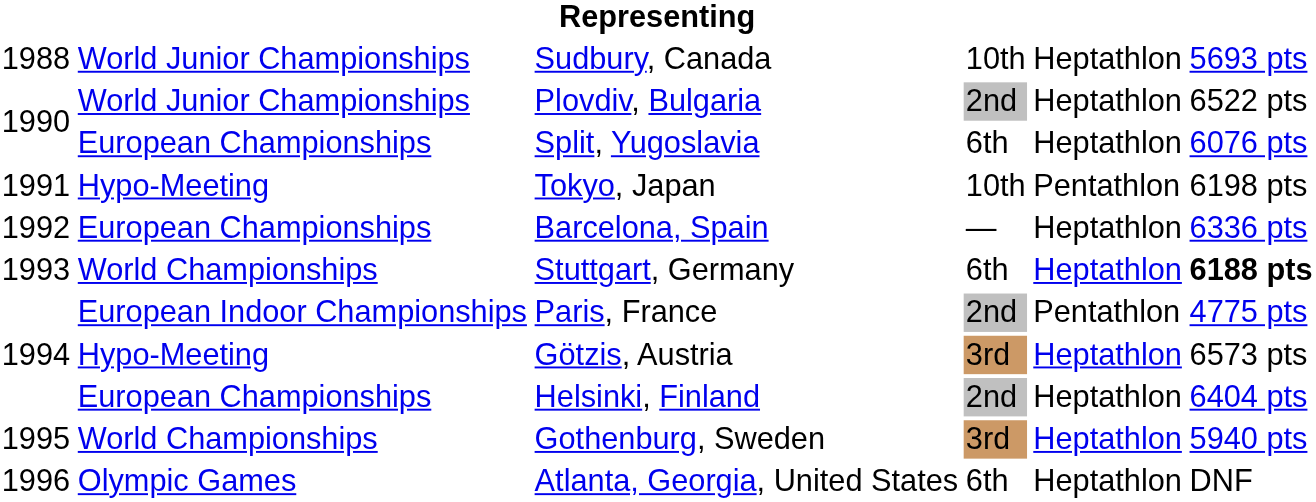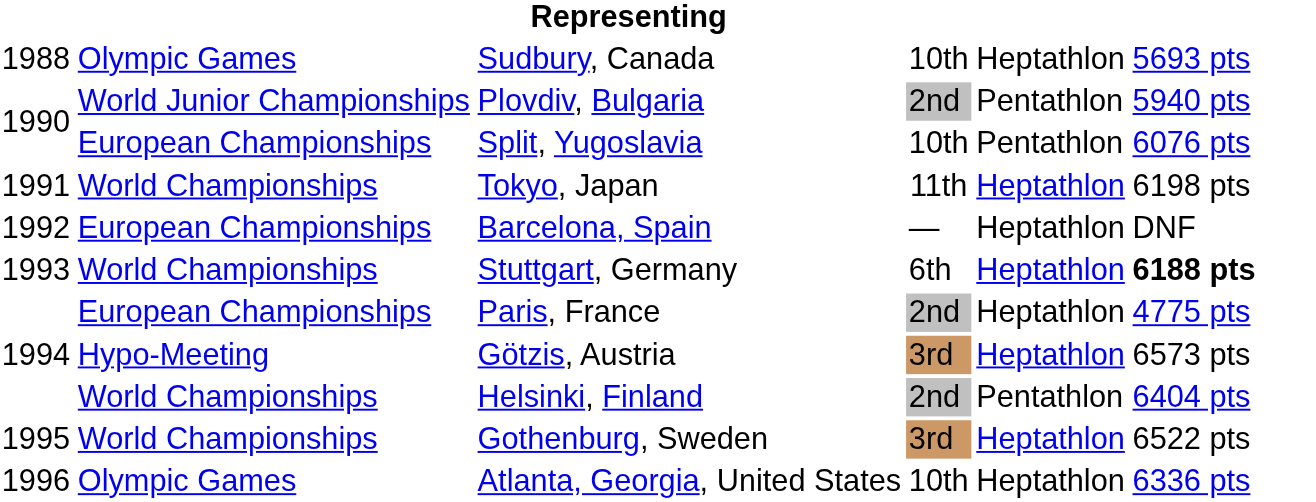(274, 58) World Junior Championships -> (187, 58) Olympic Games
(1108, 101) Heptathlon -> (1050, 101) Pentathlon
(1248, 101) 6522 pts -> (1191, 101) 5940 pts
(987, 143) 6th -> (939, 143) 10th
(1108, 143) Heptathlon -> (1050, 143) Pentathlon
(173, 185) Hypo-Meeting -> (228, 185) World Championships
(996, 185) 10th -> (939, 185) 11th
(1107, 185) Pentathlon -> (1051, 185) Heptathlon
(1248, 227) 6336 pts -> (1164, 227) DNF
(302, 312) European Indoor Championships -> (255, 312) European Championships
(1107, 312) Pentathlon -> (1051, 312) Heptathlon
(255, 396) European Championships -> (228, 396) World Championships
(1108, 396) Heptathlon -> (1050, 396) Pentathlon
(1248, 438) 5940 pts -> (1191, 438) 6522 pts
(987, 481) 6th -> (939, 481) 10th
(1221, 481) DNF -> (1191, 481) 6336 pts
